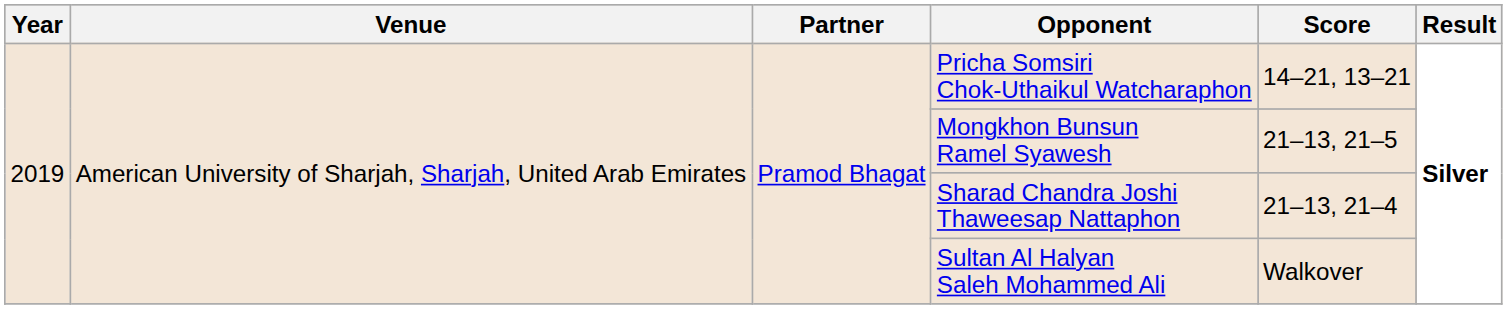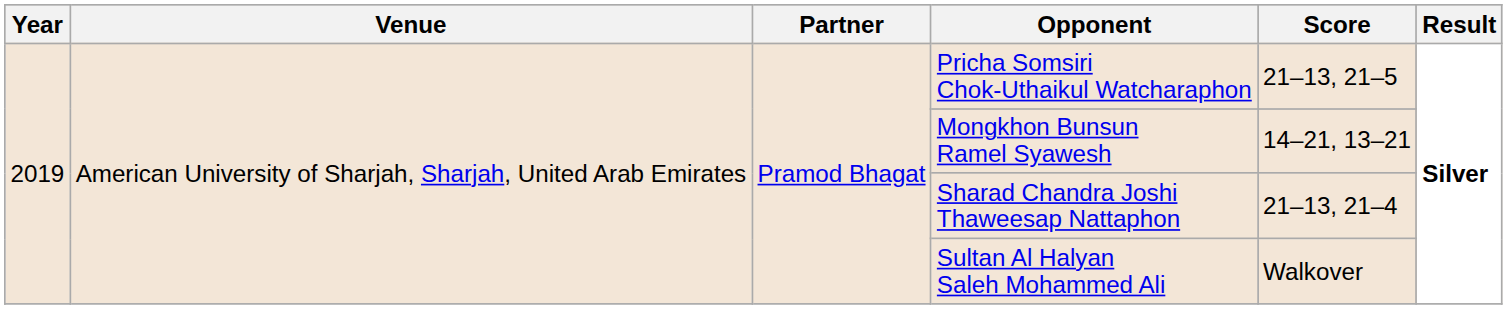(1337, 76) 14–21, 13–21 -> (1330, 76) 21–13, 21–5
(1330, 141) 21–13, 21–5 -> (1337, 141) 14–21, 13–21
